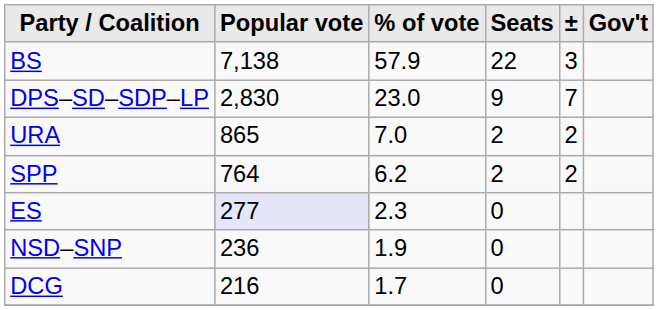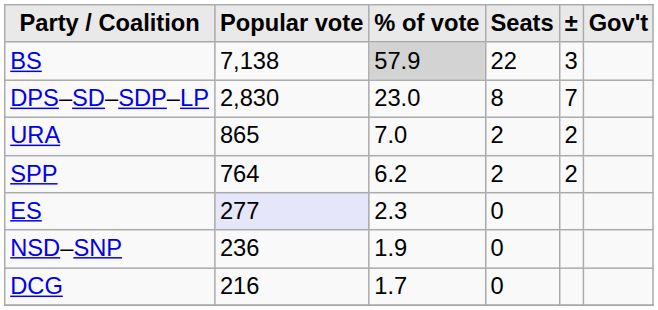(397, 60) no background -> (397, 60) lightgrey background
(497, 98) 9 -> (497, 98) 8
